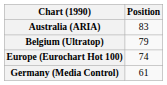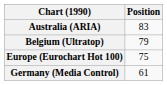(144, 57) 74 -> (144, 57) 75
